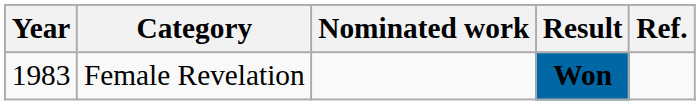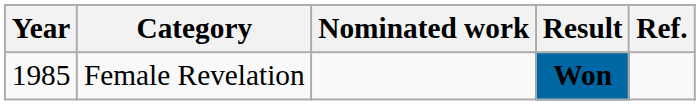(41, 75) 1983 -> (41, 75) 1985
